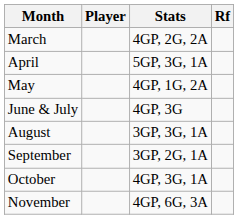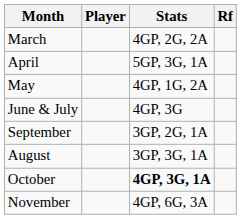rows swapped: (29, 132) <-> (39, 156)
(170, 179) normal -> (172, 179) bold
